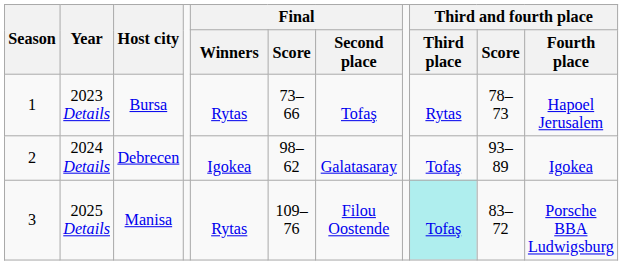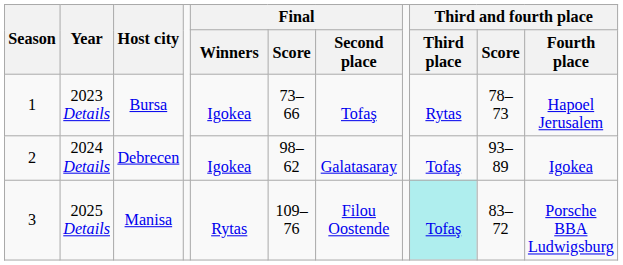(229, 114) Rytas -> (229, 114) Igokea
